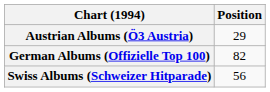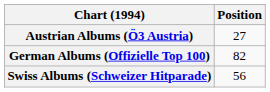(240, 35) 29 -> (240, 35) 27
